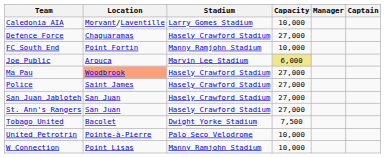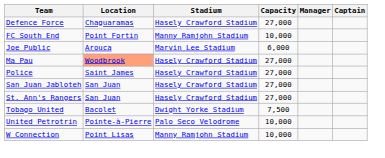- row: (35, 23)
(292, 60) khaki background -> (278, 47) no background
